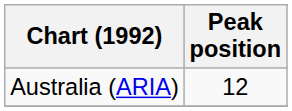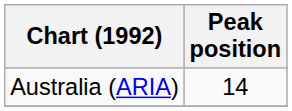(235, 86) 12 -> (235, 86) 14
